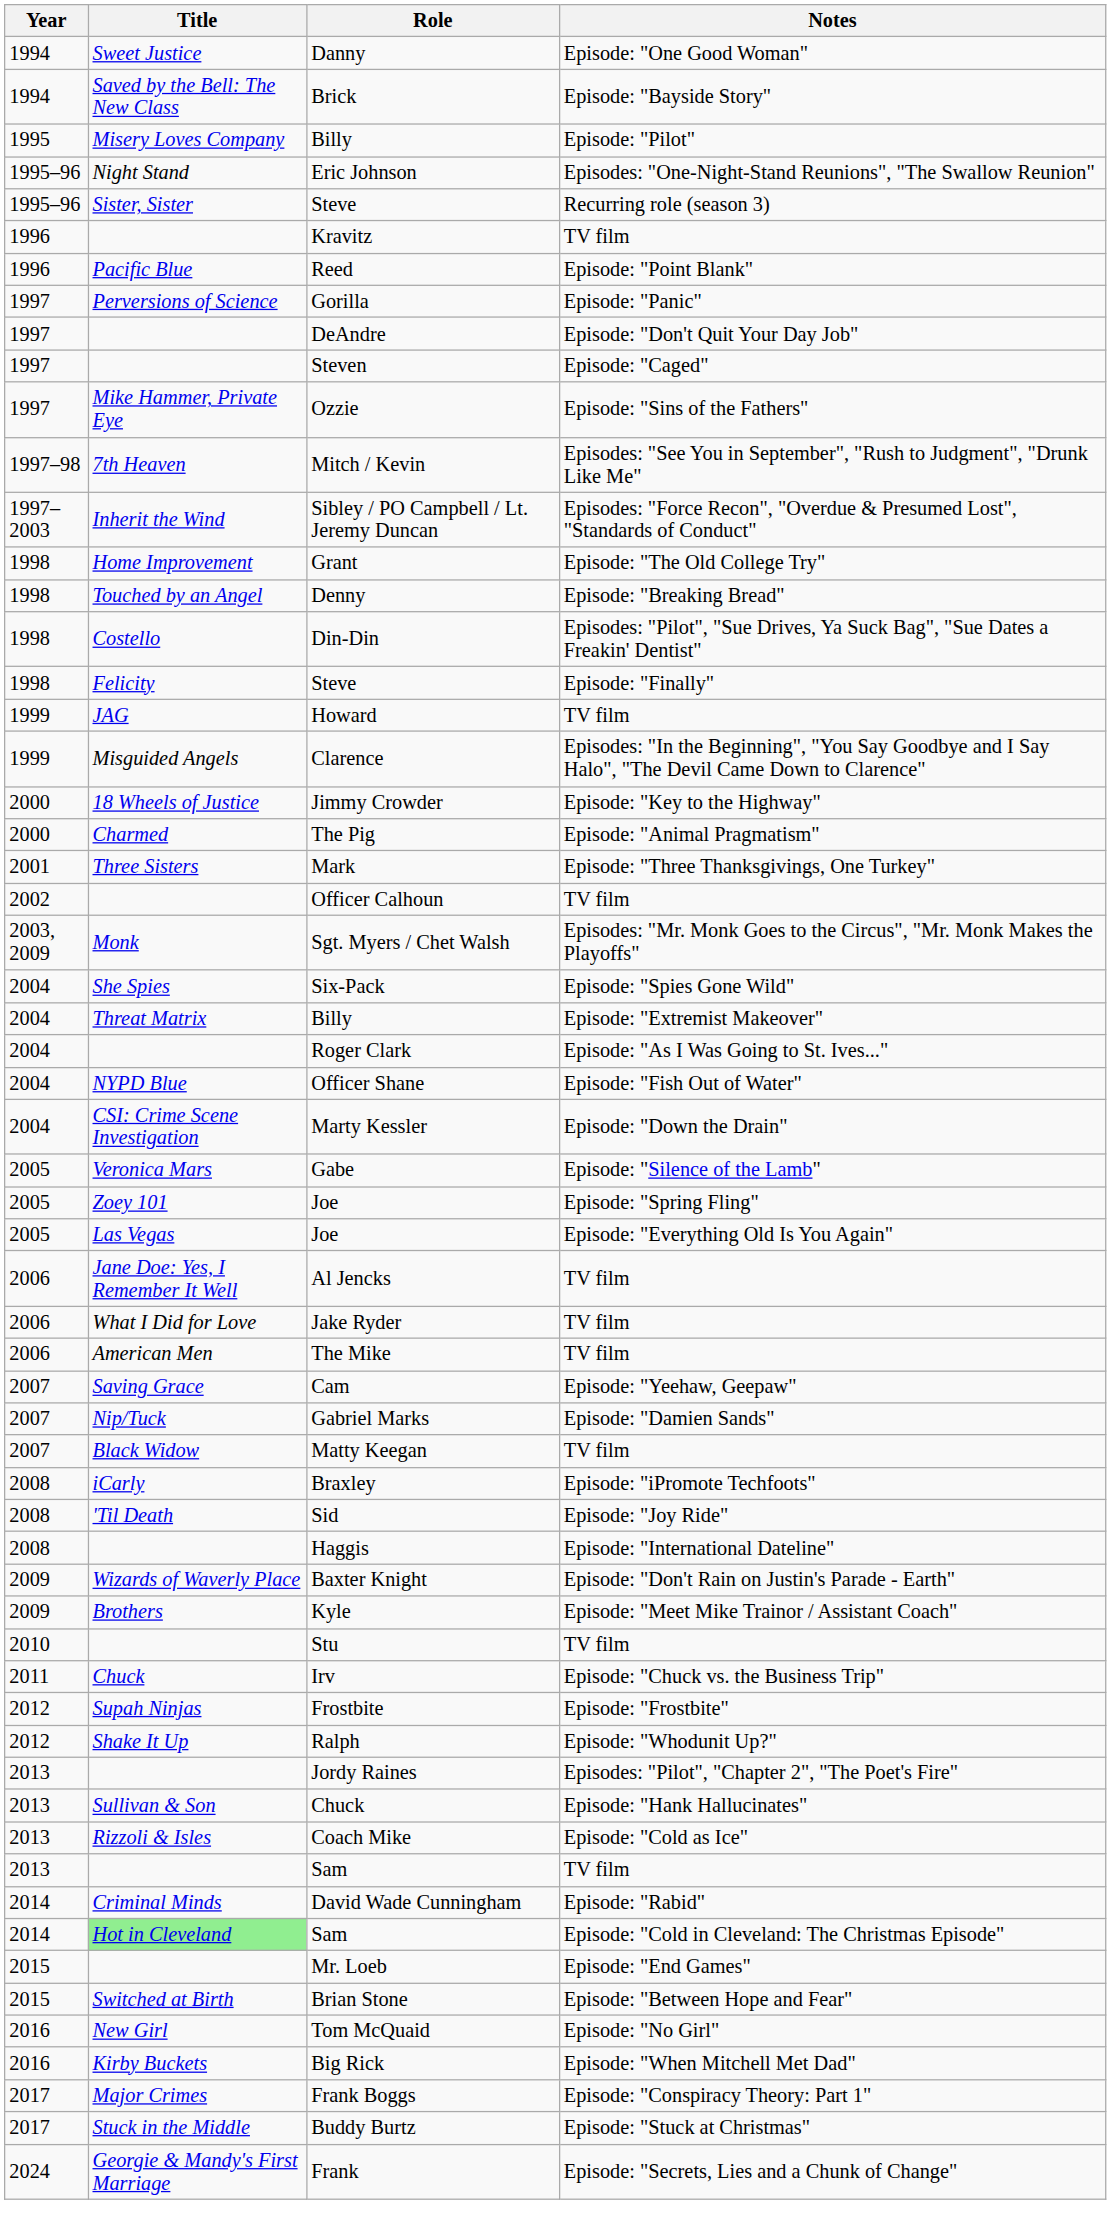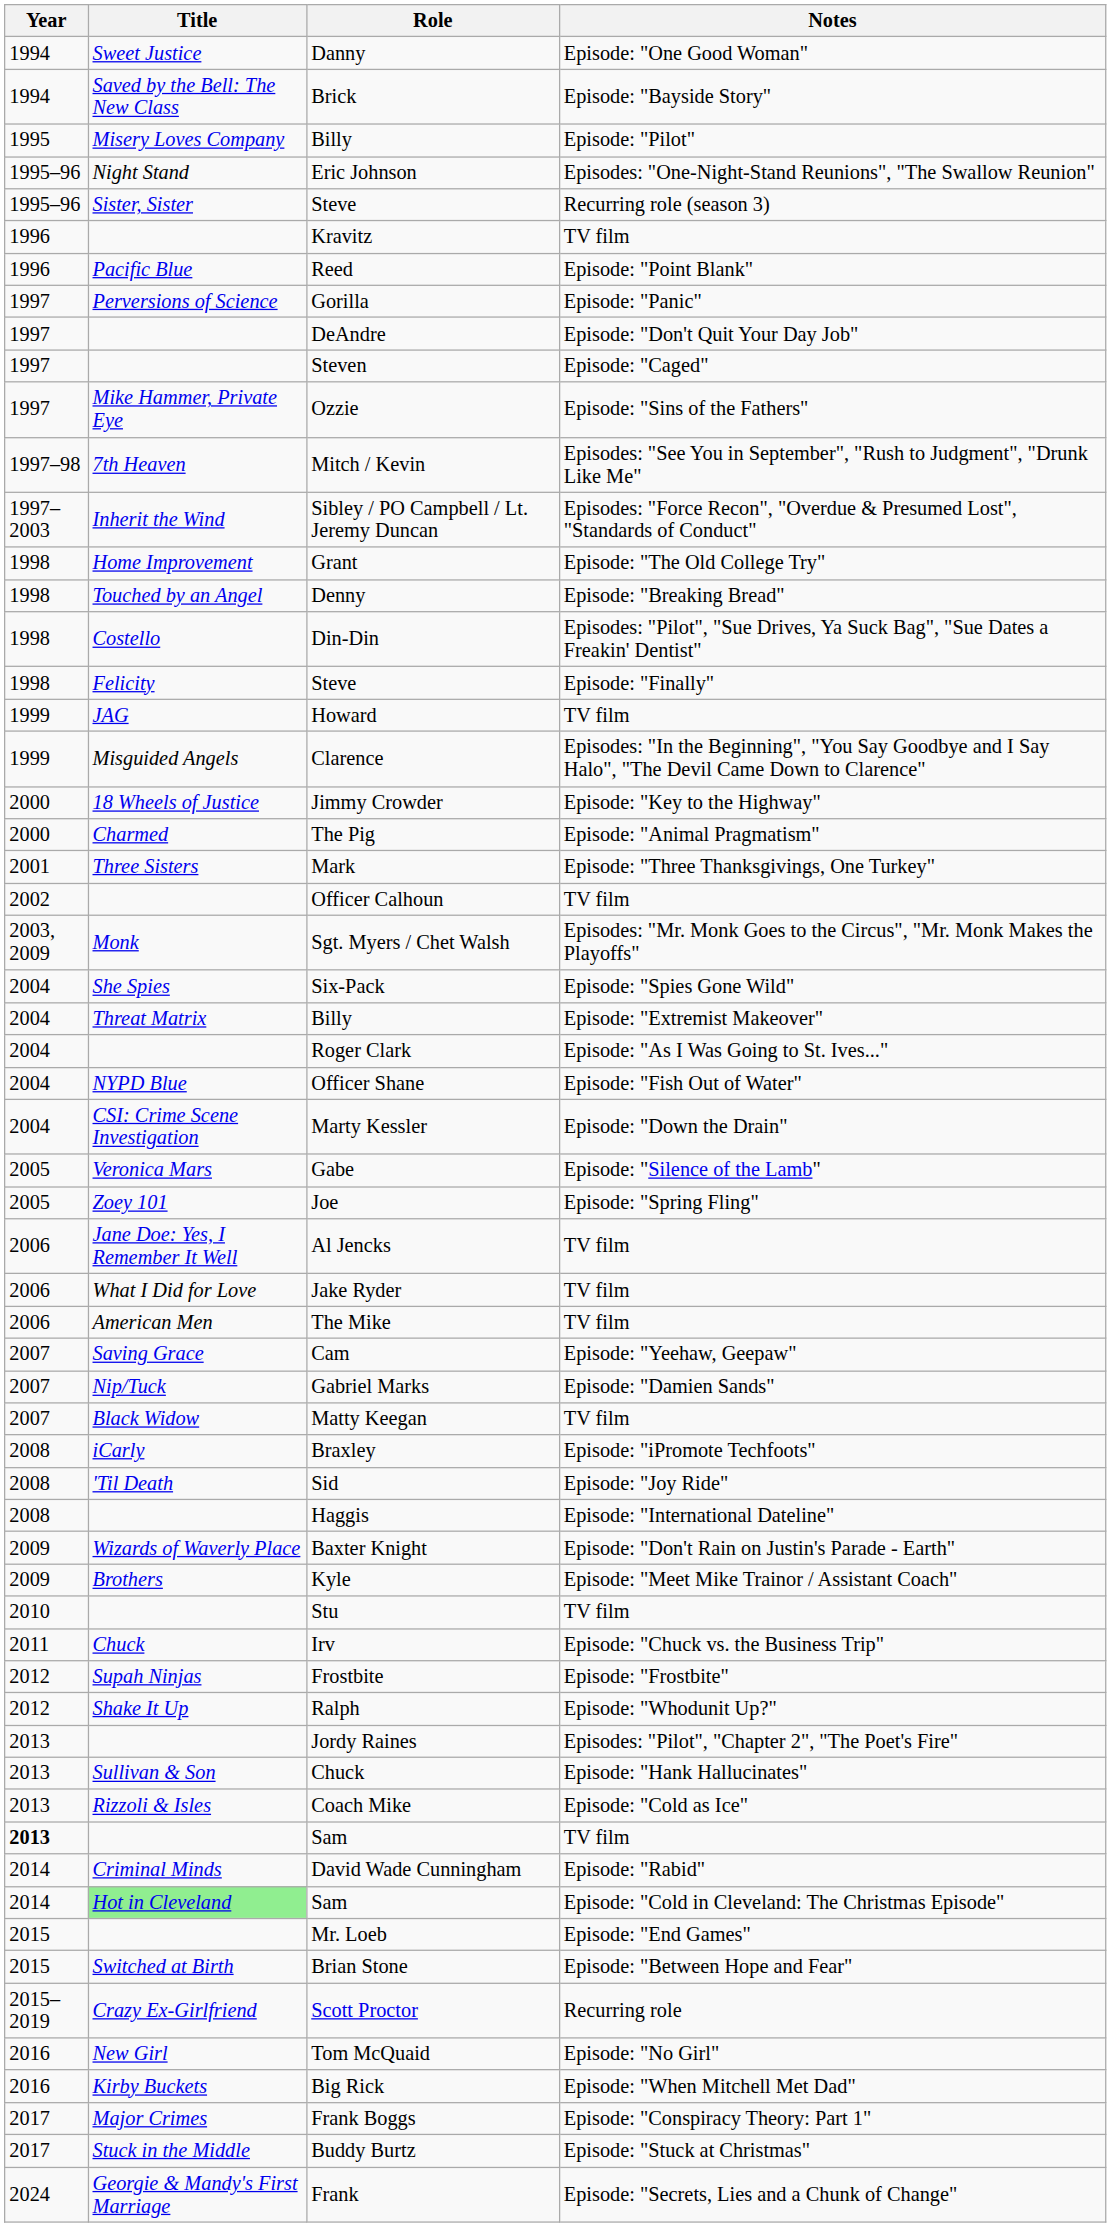- row: (325, 1234)
(30, 1869) normal -> (30, 1837) bold
+ row: (365, 2010)
